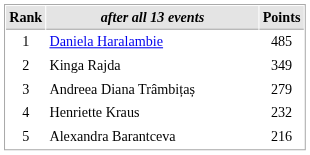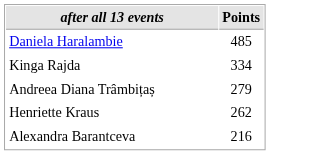- column: (26, 17)
(282, 65) 349 -> (241, 65) 334
(282, 113) 232 -> (241, 113) 262
